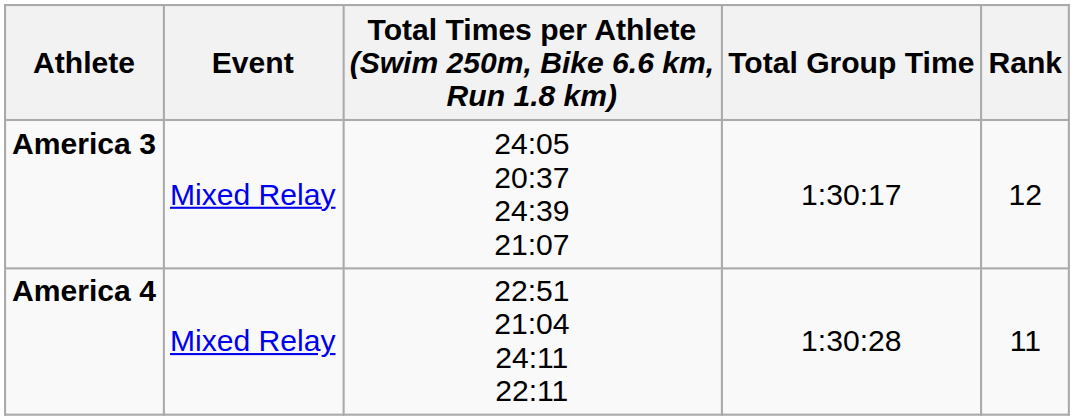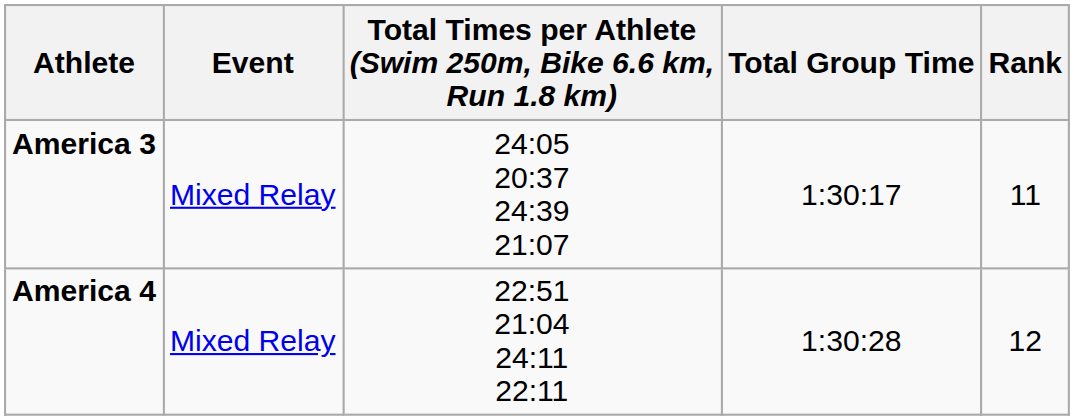(1025, 194) 12 -> (1025, 194) 11
(1025, 342) 11 -> (1025, 342) 12
